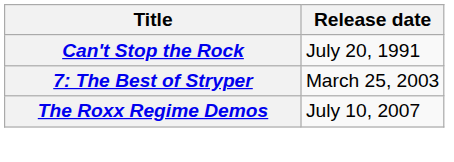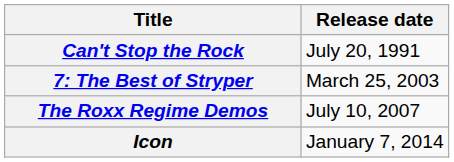+ row: (153, 141)
